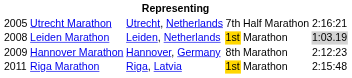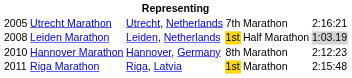(276, 23) Half Marathon -> (265, 23) Marathon
(265, 38) Marathon -> (276, 38) Half Marathon
(16, 52) 2009 -> (16, 52) 2010
